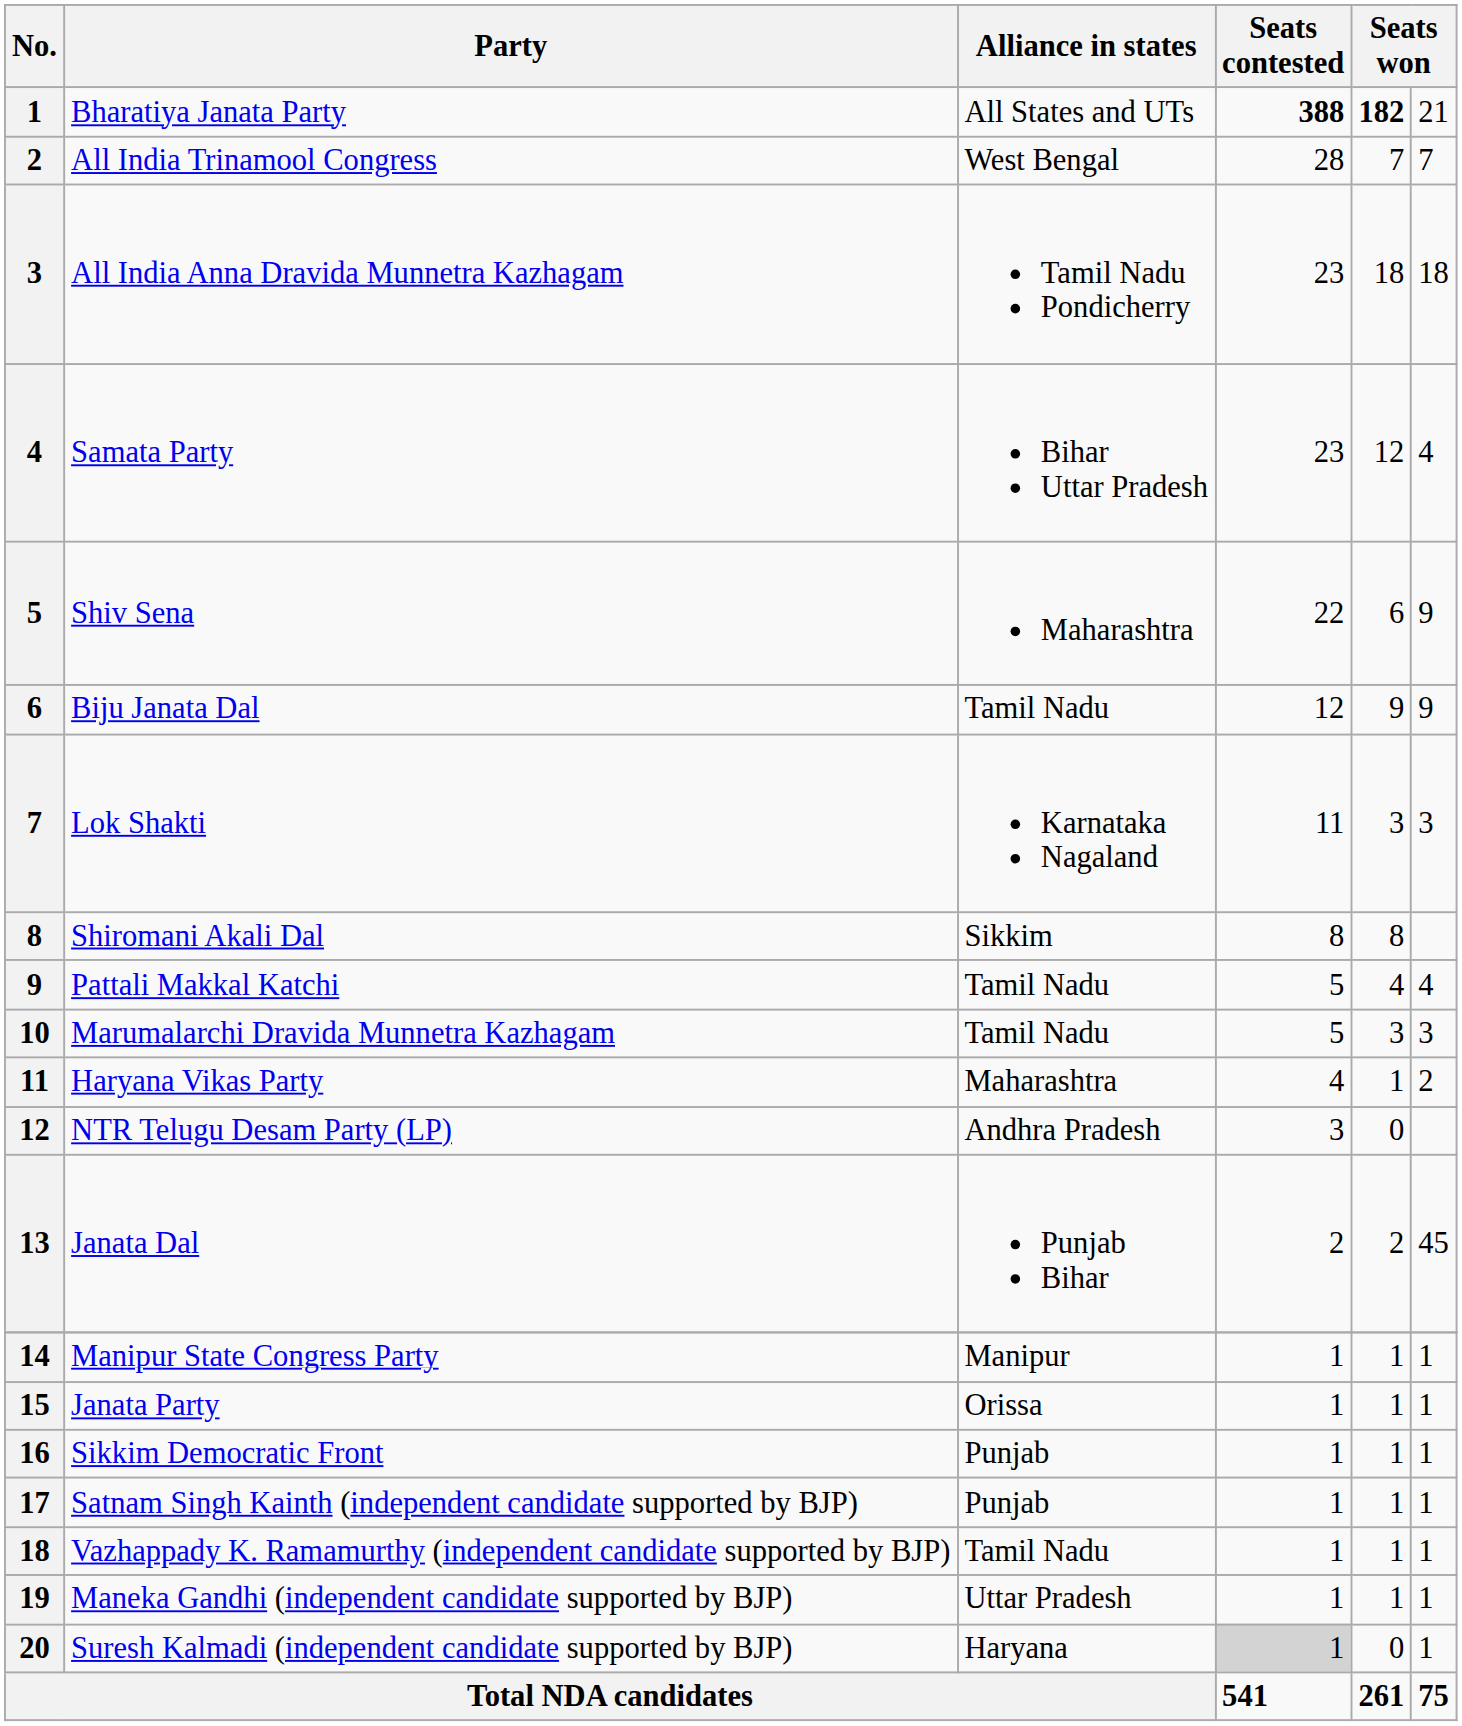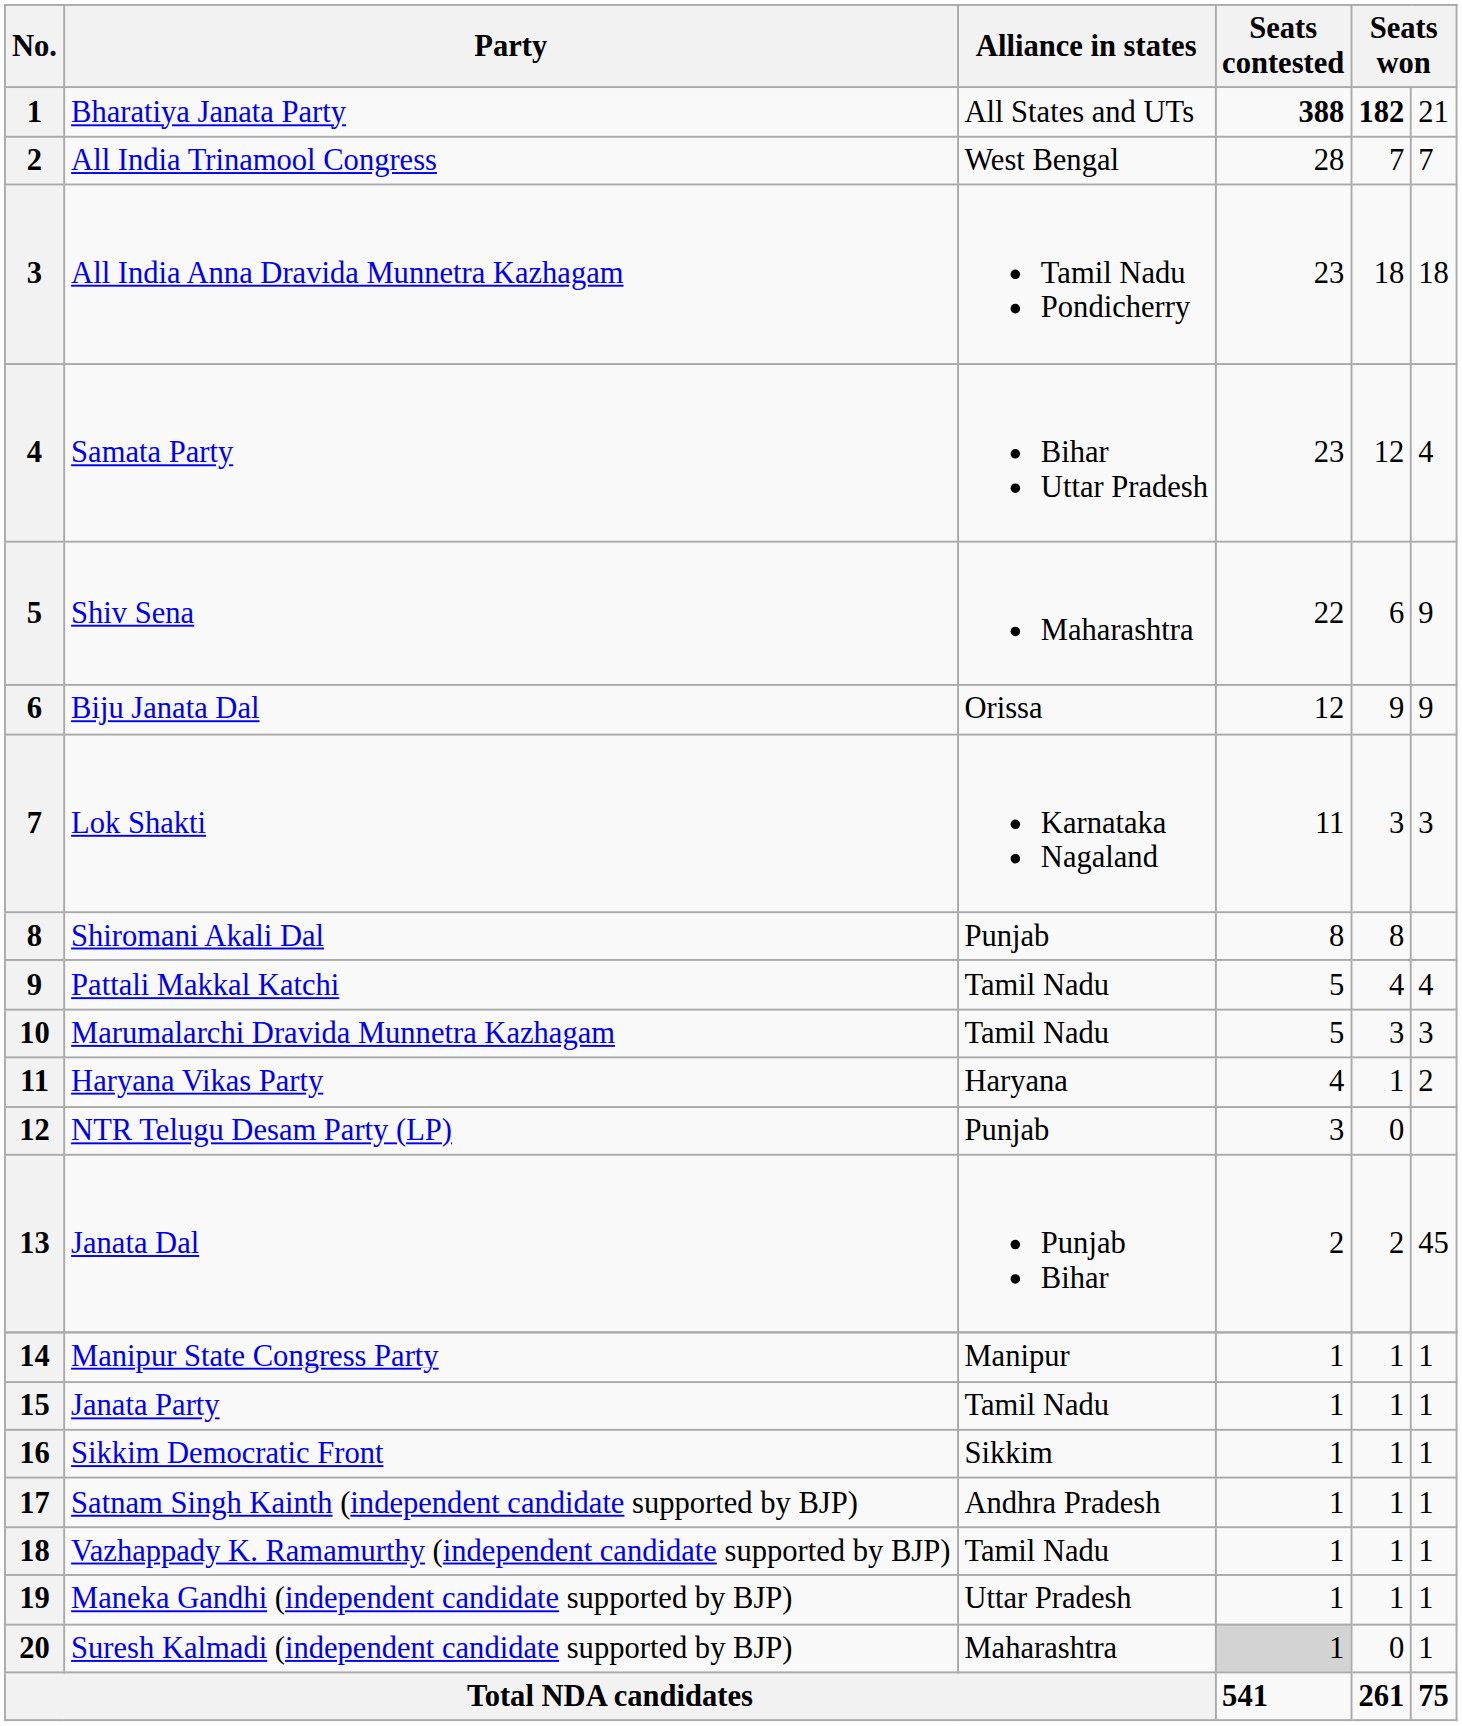(1037, 709) Tamil Nadu -> (1003, 709) Orissa
(1009, 935) Sikkim -> (1007, 935) Punjab
(1041, 1081) Maharashtra -> (1016, 1081) Haryana
(1062, 1129) Andhra Pradesh -> (1007, 1129) Punjab
(1003, 1405) Orissa -> (1037, 1405) Tamil Nadu
(1007, 1453) Punjab -> (1009, 1453) Sikkim
(1007, 1502) Punjab -> (1062, 1502) Andhra Pradesh
(1016, 1647) Haryana -> (1041, 1647) Maharashtra
